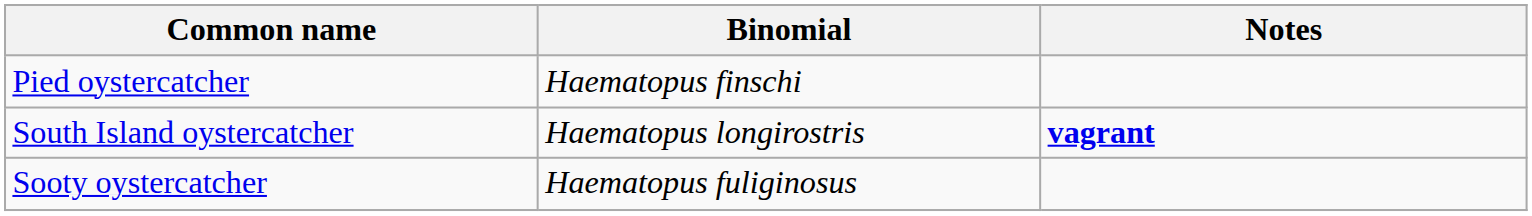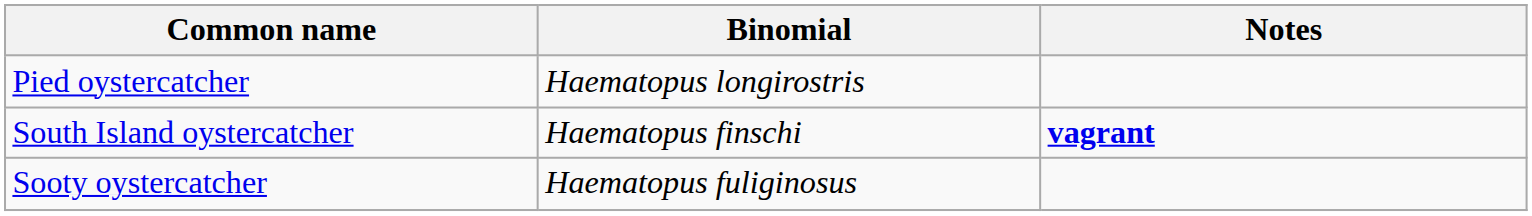(673, 81) Haematopus finschi -> (705, 81) Haematopus longirostris
(705, 132) Haematopus longirostris -> (673, 132) Haematopus finschi
